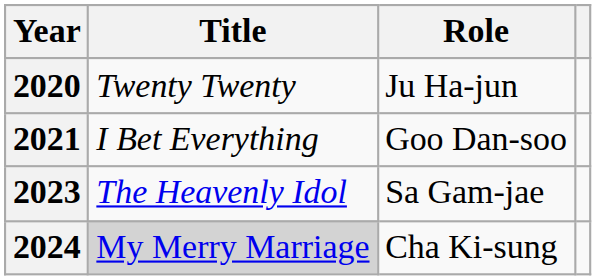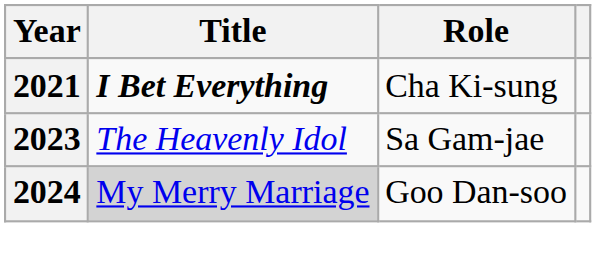- row: (47, 85)
(207, 138) normal -> (212, 85) bold
(476, 138) Goo Dan-soo -> (471, 85) Cha Ki-sung
(471, 246) Cha Ki-sung -> (476, 192) Goo Dan-soo
